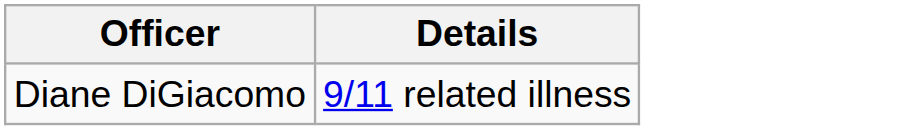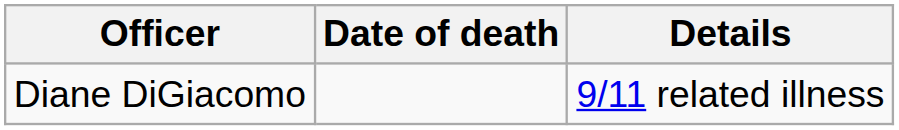+ column: (441, 34)
